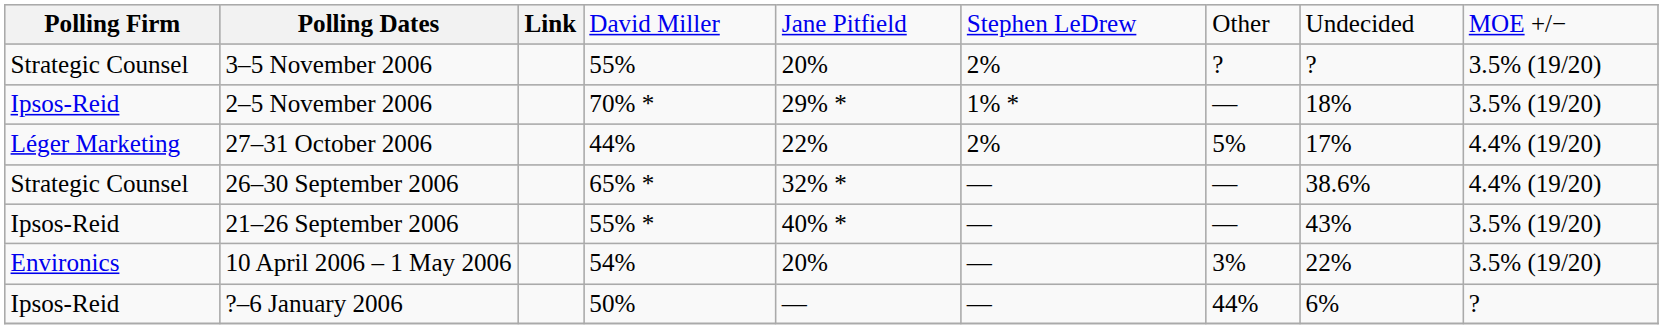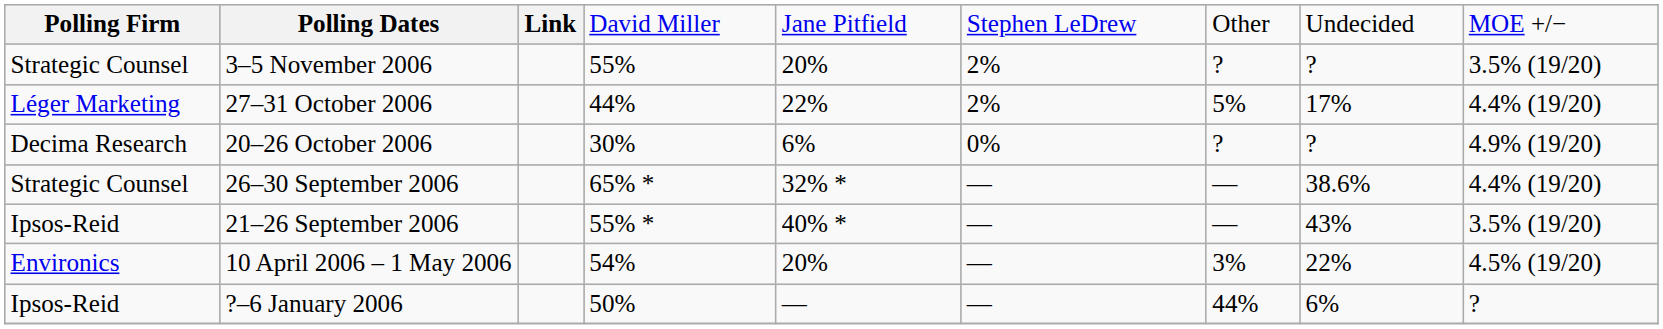- row: (329, 104)
+ row: (329, 143)
(1535, 263) 3.5% (19/20) -> (1535, 263) 4.5% (19/20)
